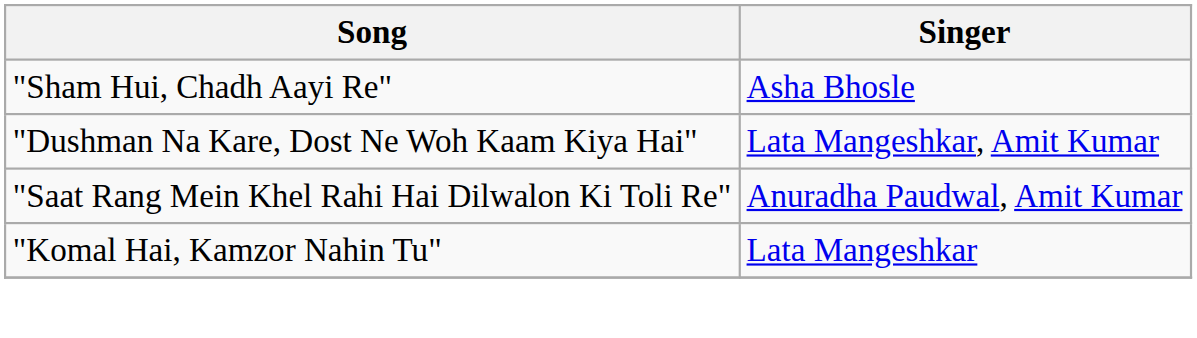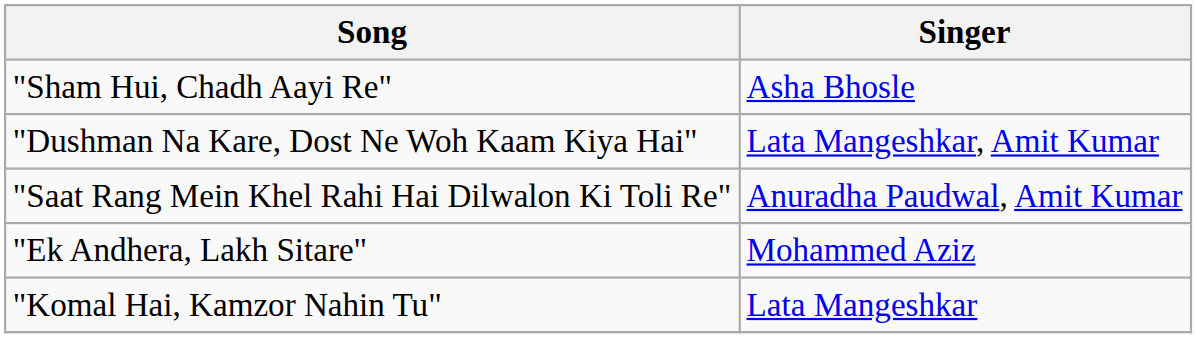+ row: (190, 250)
